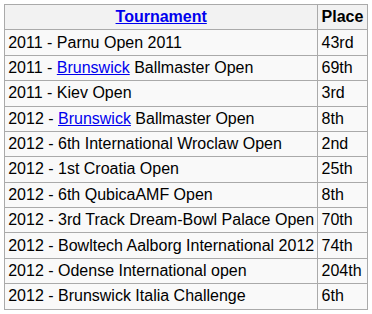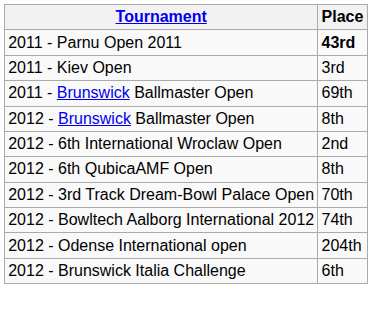(338, 42) normal -> (338, 42) bold
rows swapped: (70, 93) <-> (131, 67)
- row: (94, 169)
